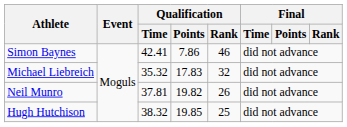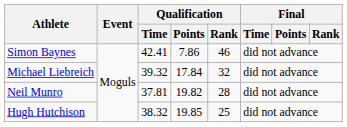(154, 73) 35.32 -> (154, 73) 39.32
(189, 73) 17.83 -> (189, 73) 17.84
(224, 92) 26 -> (224, 92) 28
